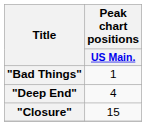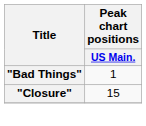- row: (44, 93)
